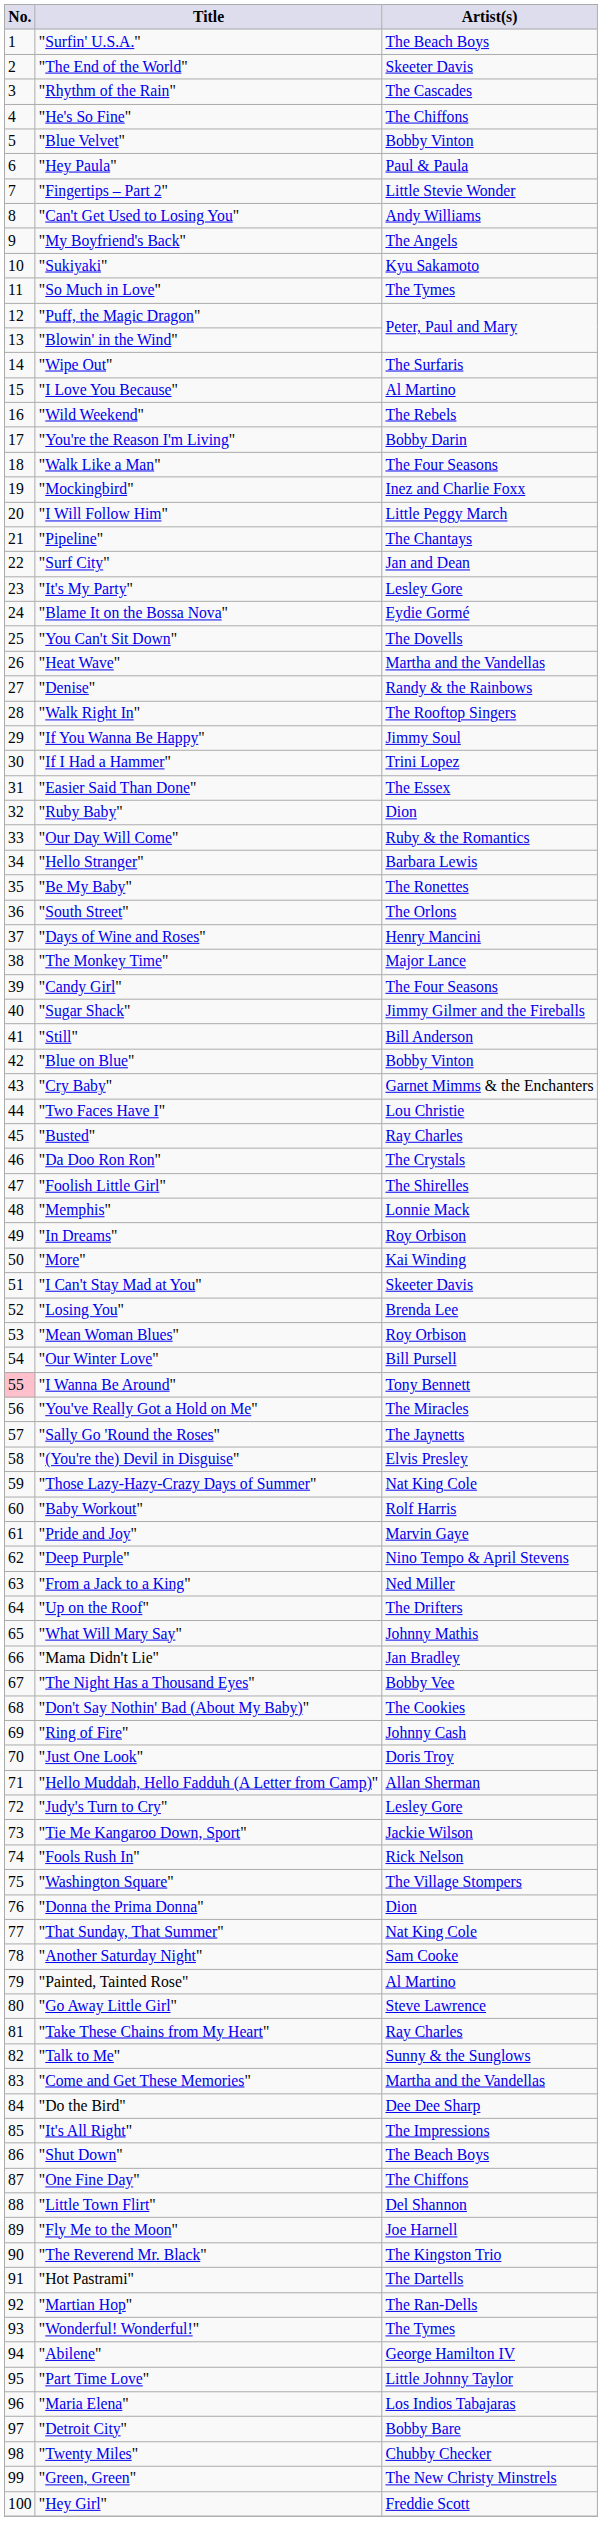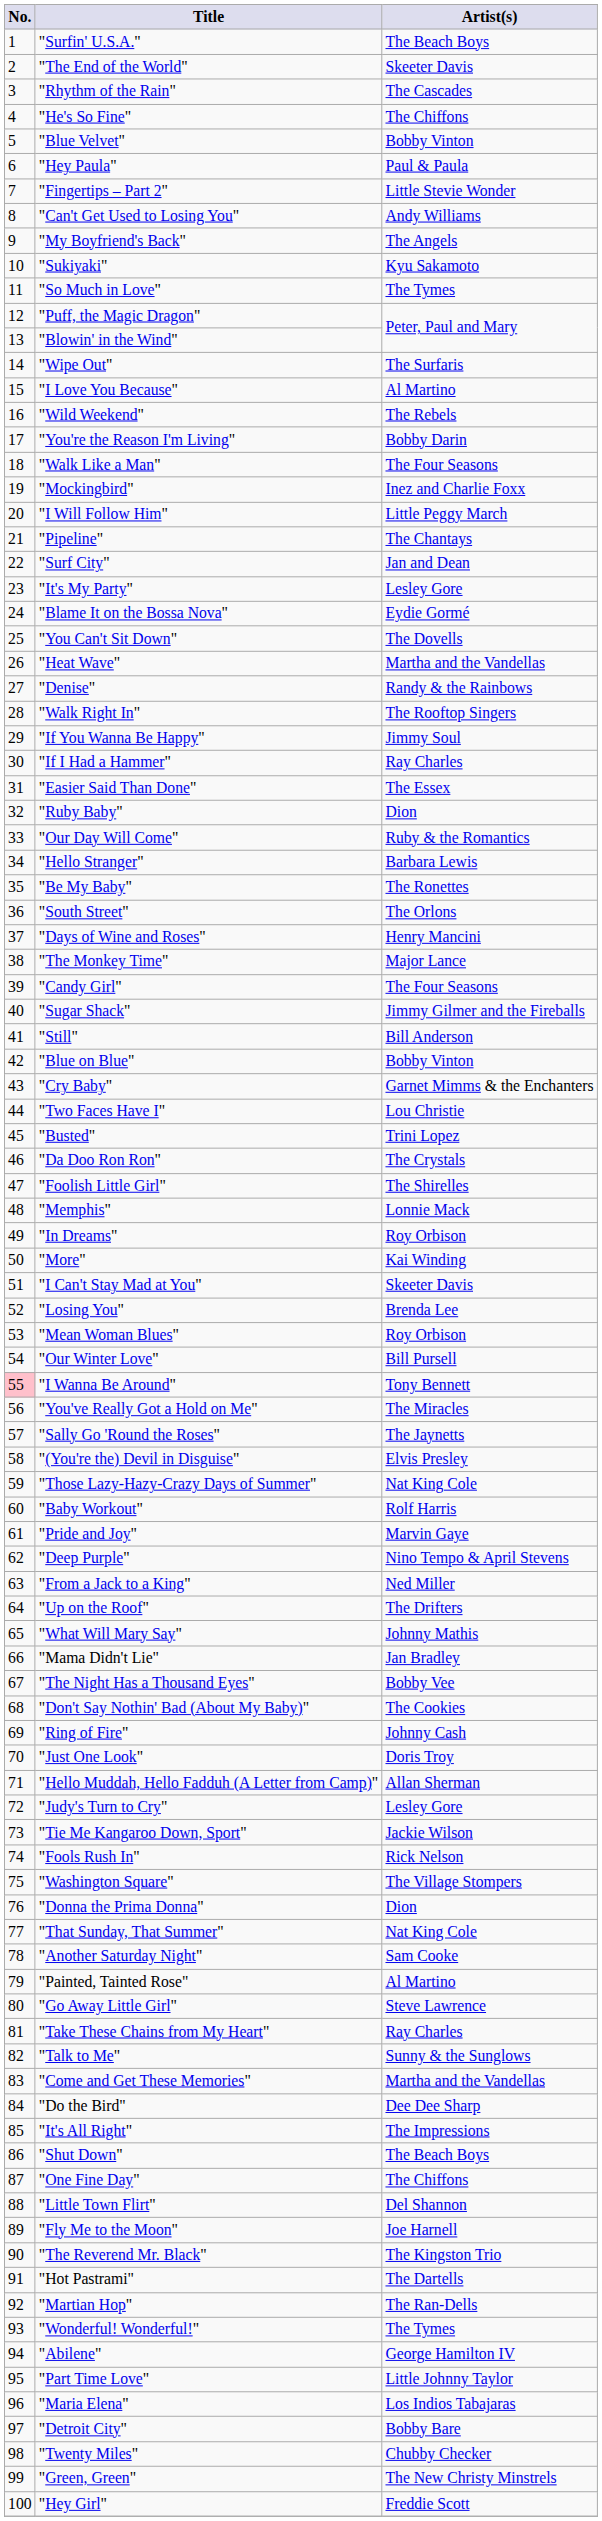(422, 762) Trini Lopez -> (424, 762) Ray Charles
(424, 1135) Ray Charles -> (422, 1135) Trini Lopez
